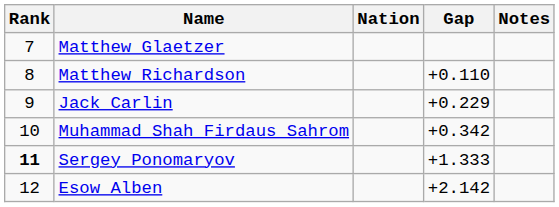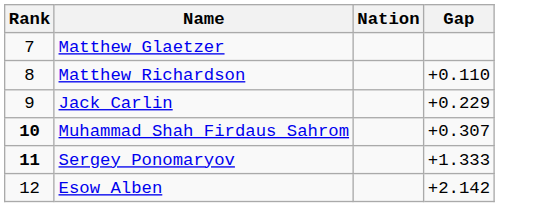- column: (524, 19)
(30, 131) normal -> (30, 131) bold
(459, 131) +0.342 -> (459, 131) +0.307
